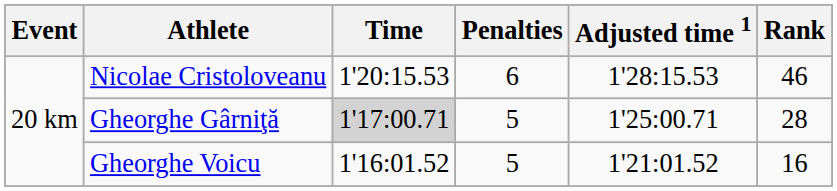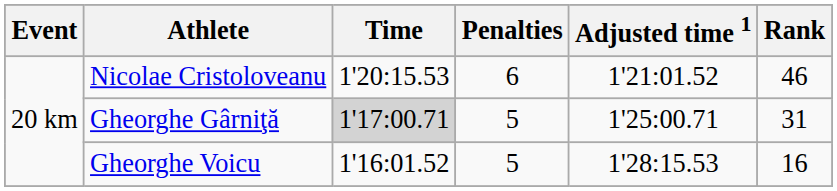(663, 77) 1'28:15.53 -> (663, 77) 1'21:01.52
(795, 120) 28 -> (795, 120) 31
(663, 163) 1'21:01.52 -> (663, 163) 1'28:15.53
